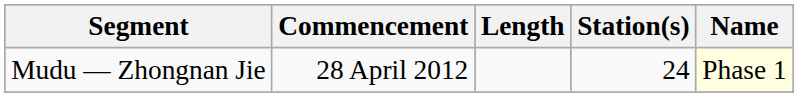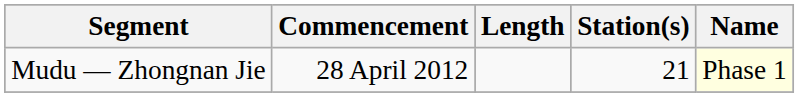(676, 69) 24 -> (676, 69) 21
